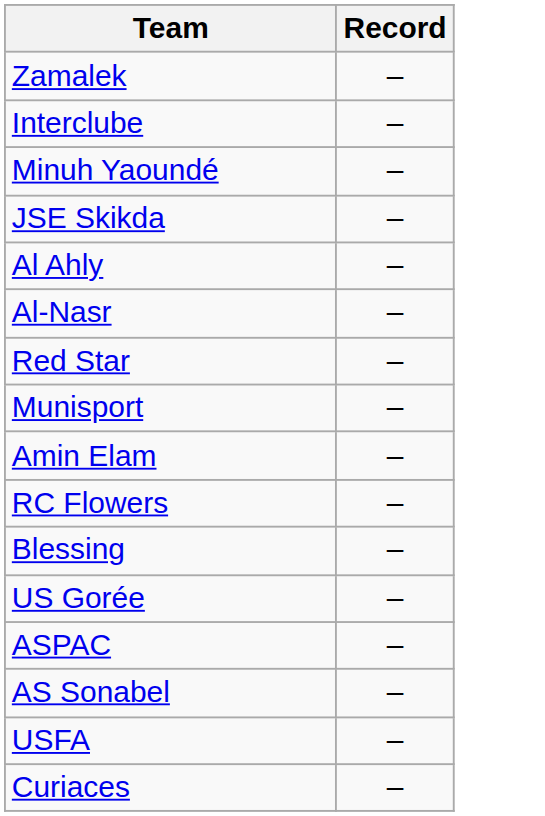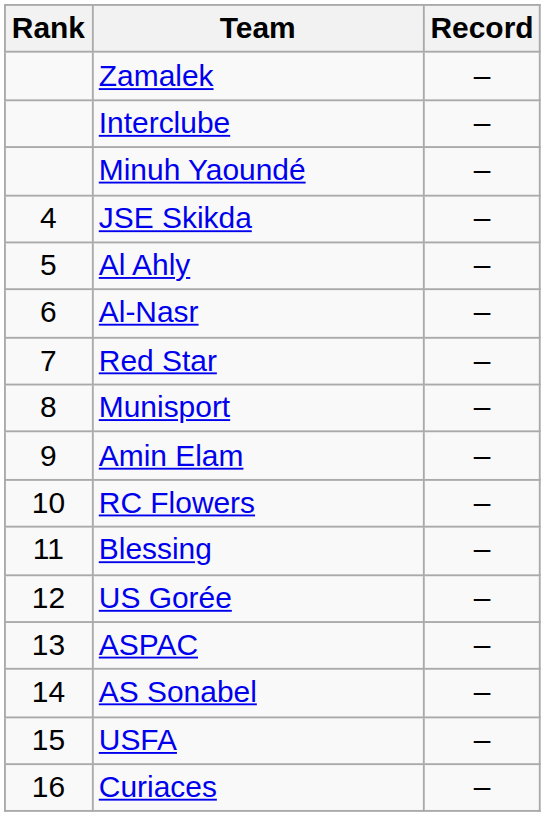+ column: (48, 28)
